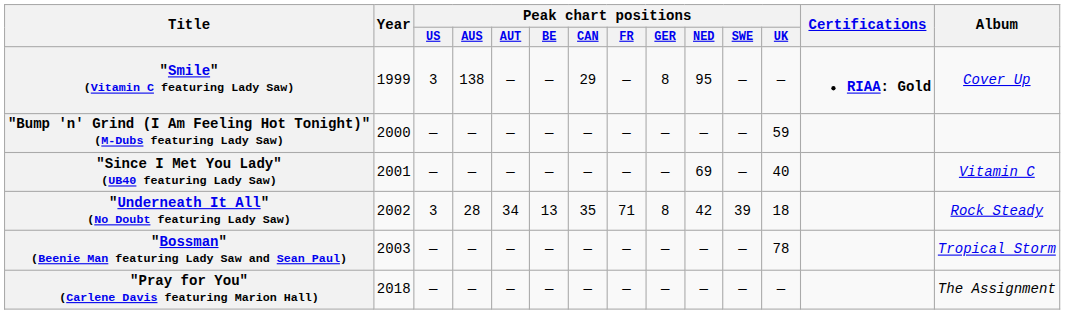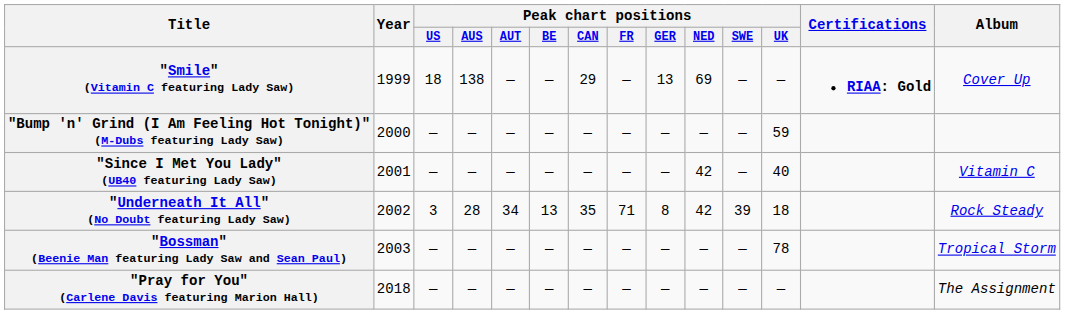(433, 80) 3 -> (433, 80) 18
(665, 80) 8 -> (665, 80) 13
(704, 80) 95 -> (704, 80) 69
(704, 172) 69 -> (704, 172) 42
